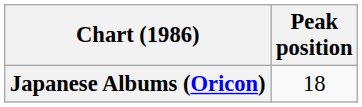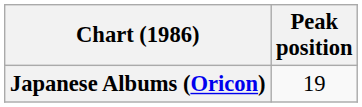(314, 83) 18 -> (314, 83) 19
